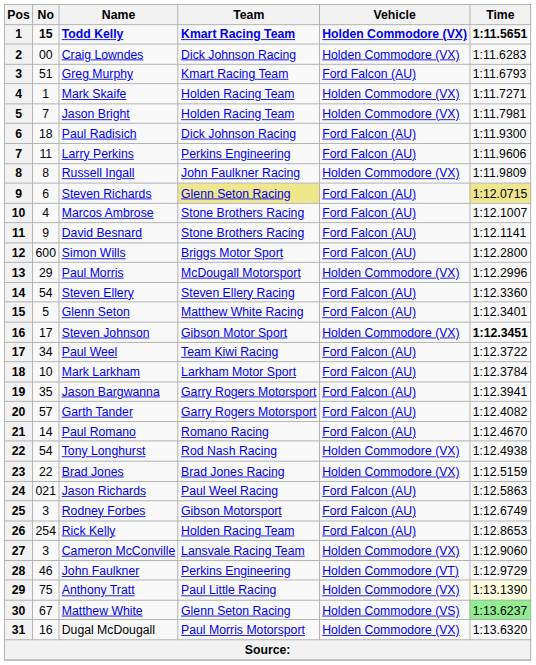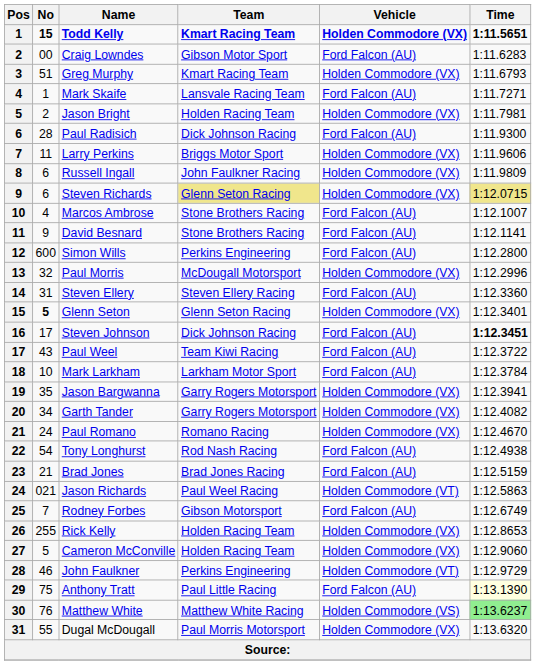(239, 54) Dick Johnson Racing -> (234, 54) Gibson Motor Sport
(391, 54) Holden Commodore (VX) -> (369, 54) Ford Falcon (AU)
(369, 74) Ford Falcon (AU) -> (391, 74) Holden Commodore (VX)
(238, 94) Holden Racing Team -> (243, 94) Lansvale Racing Team
(391, 94) Holden Commodore (VX) -> (369, 94) Ford Falcon (AU)
(46, 114) 7 -> (46, 114) 2
(46, 133) 18 -> (46, 133) 28
(236, 153) Perkins Engineering -> (232, 153) Briggs Motor Sport
(369, 153) Ford Falcon (AU) -> (391, 153) Holden Commodore (VX)
(46, 173) 8 -> (46, 173) 6
(369, 193) Ford Falcon (AU) -> (391, 193) Holden Commodore (VX)
(232, 253) Briggs Motor Sport -> (236, 253) Perkins Engineering
(46, 272) 29 -> (46, 272) 32
(46, 292) 54 -> (46, 292) 31
(46, 312) normal -> (46, 312) bold
(242, 312) Matthew White Racing -> (236, 312) Glenn Seton Racing
(369, 312) Ford Falcon (AU) -> (391, 312) Holden Commodore (VX)
(234, 332) Gibson Motor Sport -> (239, 332) Dick Johnson Racing
(391, 332) Holden Commodore (VX) -> (369, 332) Ford Falcon (AU)
(46, 352) 34 -> (46, 352) 43
(369, 392) Ford Falcon (AU) -> (391, 392) Holden Commodore (VX)
(46, 411) 57 -> (46, 411) 34
(369, 411) Ford Falcon (AU) -> (391, 411) Holden Commodore (VX)
(46, 431) 14 -> (46, 431) 24
(369, 431) Ford Falcon (AU) -> (391, 431) Holden Commodore (VX)
(391, 451) Holden Commodore (VX) -> (369, 451) Ford Falcon (AU)
(46, 471) 22 -> (46, 471) 21
(391, 471) Holden Commodore (VX) -> (369, 471) Ford Falcon (AU)
(369, 491) Ford Falcon (AU) -> (391, 491) Holden Commodore (VT)
(46, 511) 3 -> (46, 511) 7
(46, 531) 254 -> (46, 531) 255
(369, 531) Ford Falcon (AU) -> (391, 531) Holden Commodore (VX)
(46, 550) 3 -> (46, 550) 5
(243, 550) Lansvale Racing Team -> (238, 550) Holden Racing Team
(391, 590) Holden Commodore (VX) -> (369, 590) Ford Falcon (AU)
(46, 610) 67 -> (46, 610) 76
(236, 610) Glenn Seton Racing -> (242, 610) Matthew White Racing
(46, 630) 16 -> (46, 630) 55
